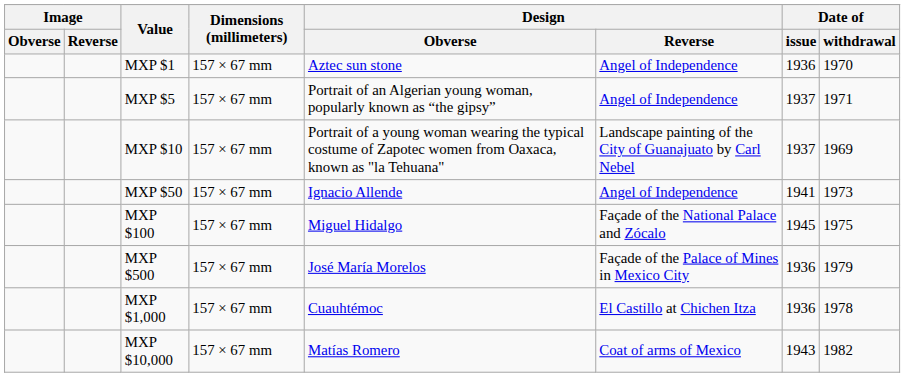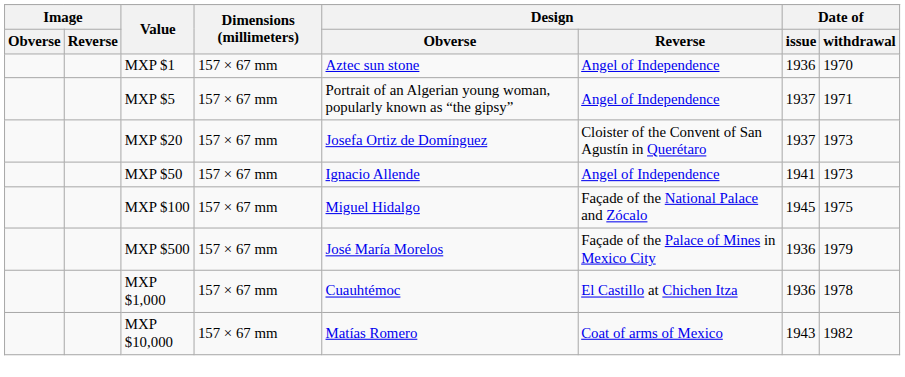- row: (154, 149)
+ row: (154, 141)
